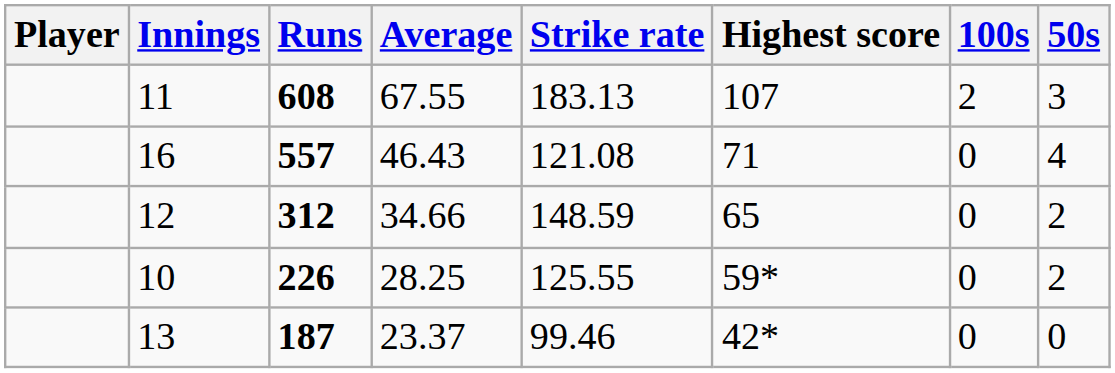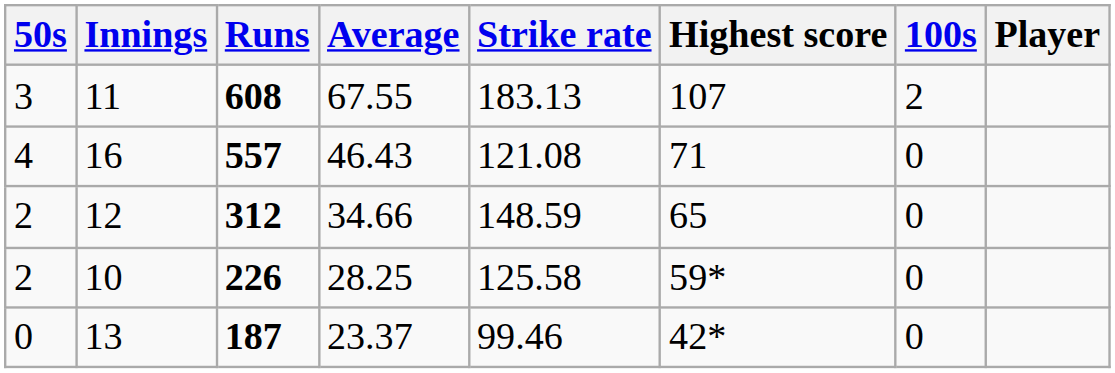columns swapped: (67, 34) <-> (1074, 34)
(582, 276) 125.55 -> (529, 276) 125.58
